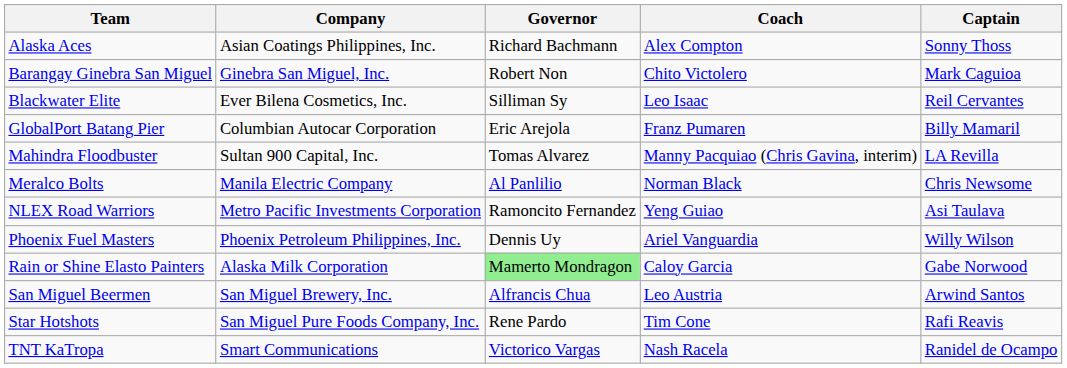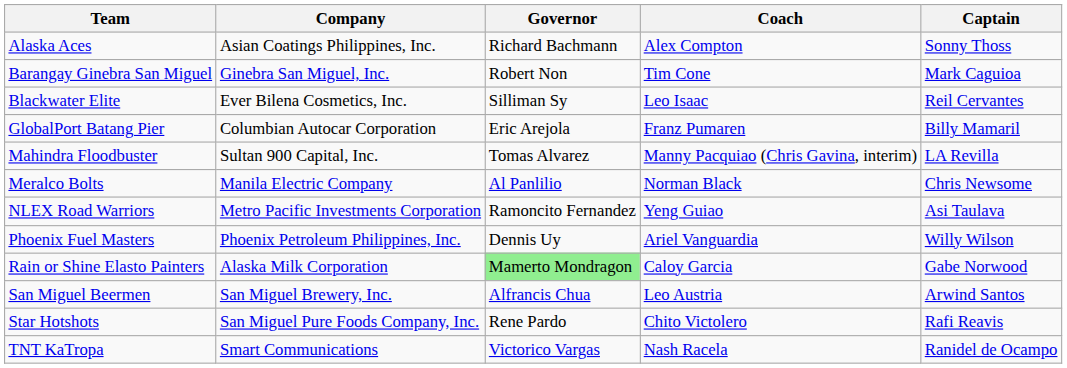(695, 73) Chito Victolero -> (677, 73) Tim Cone
(677, 321) Tim Cone -> (695, 321) Chito Victolero
